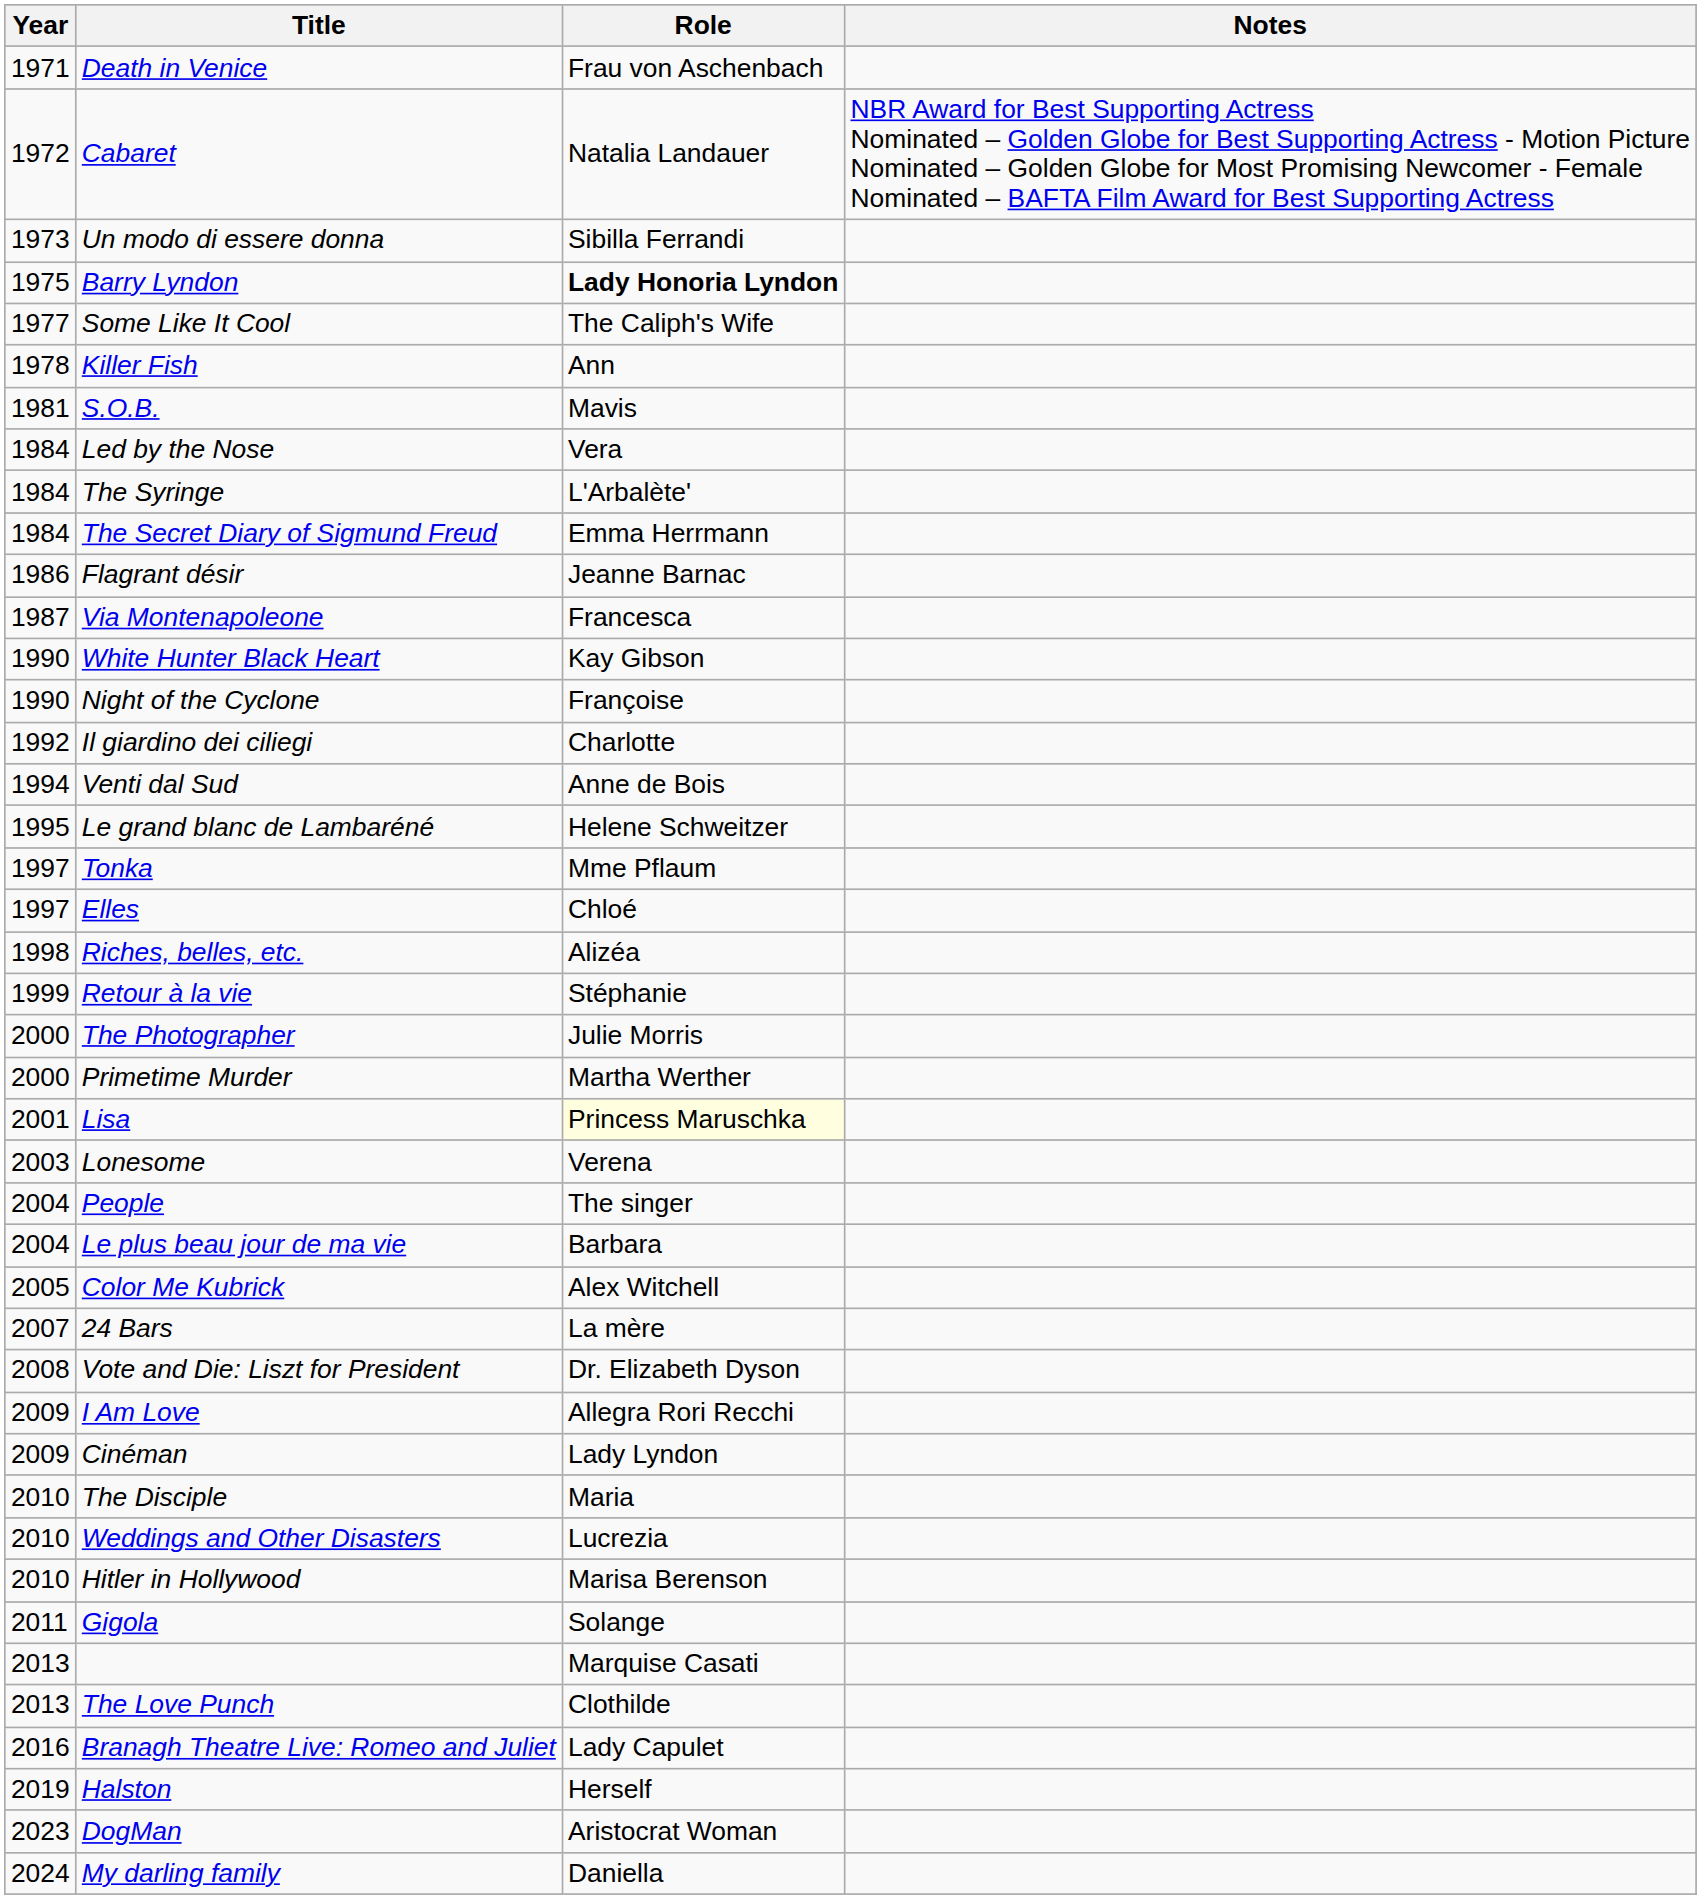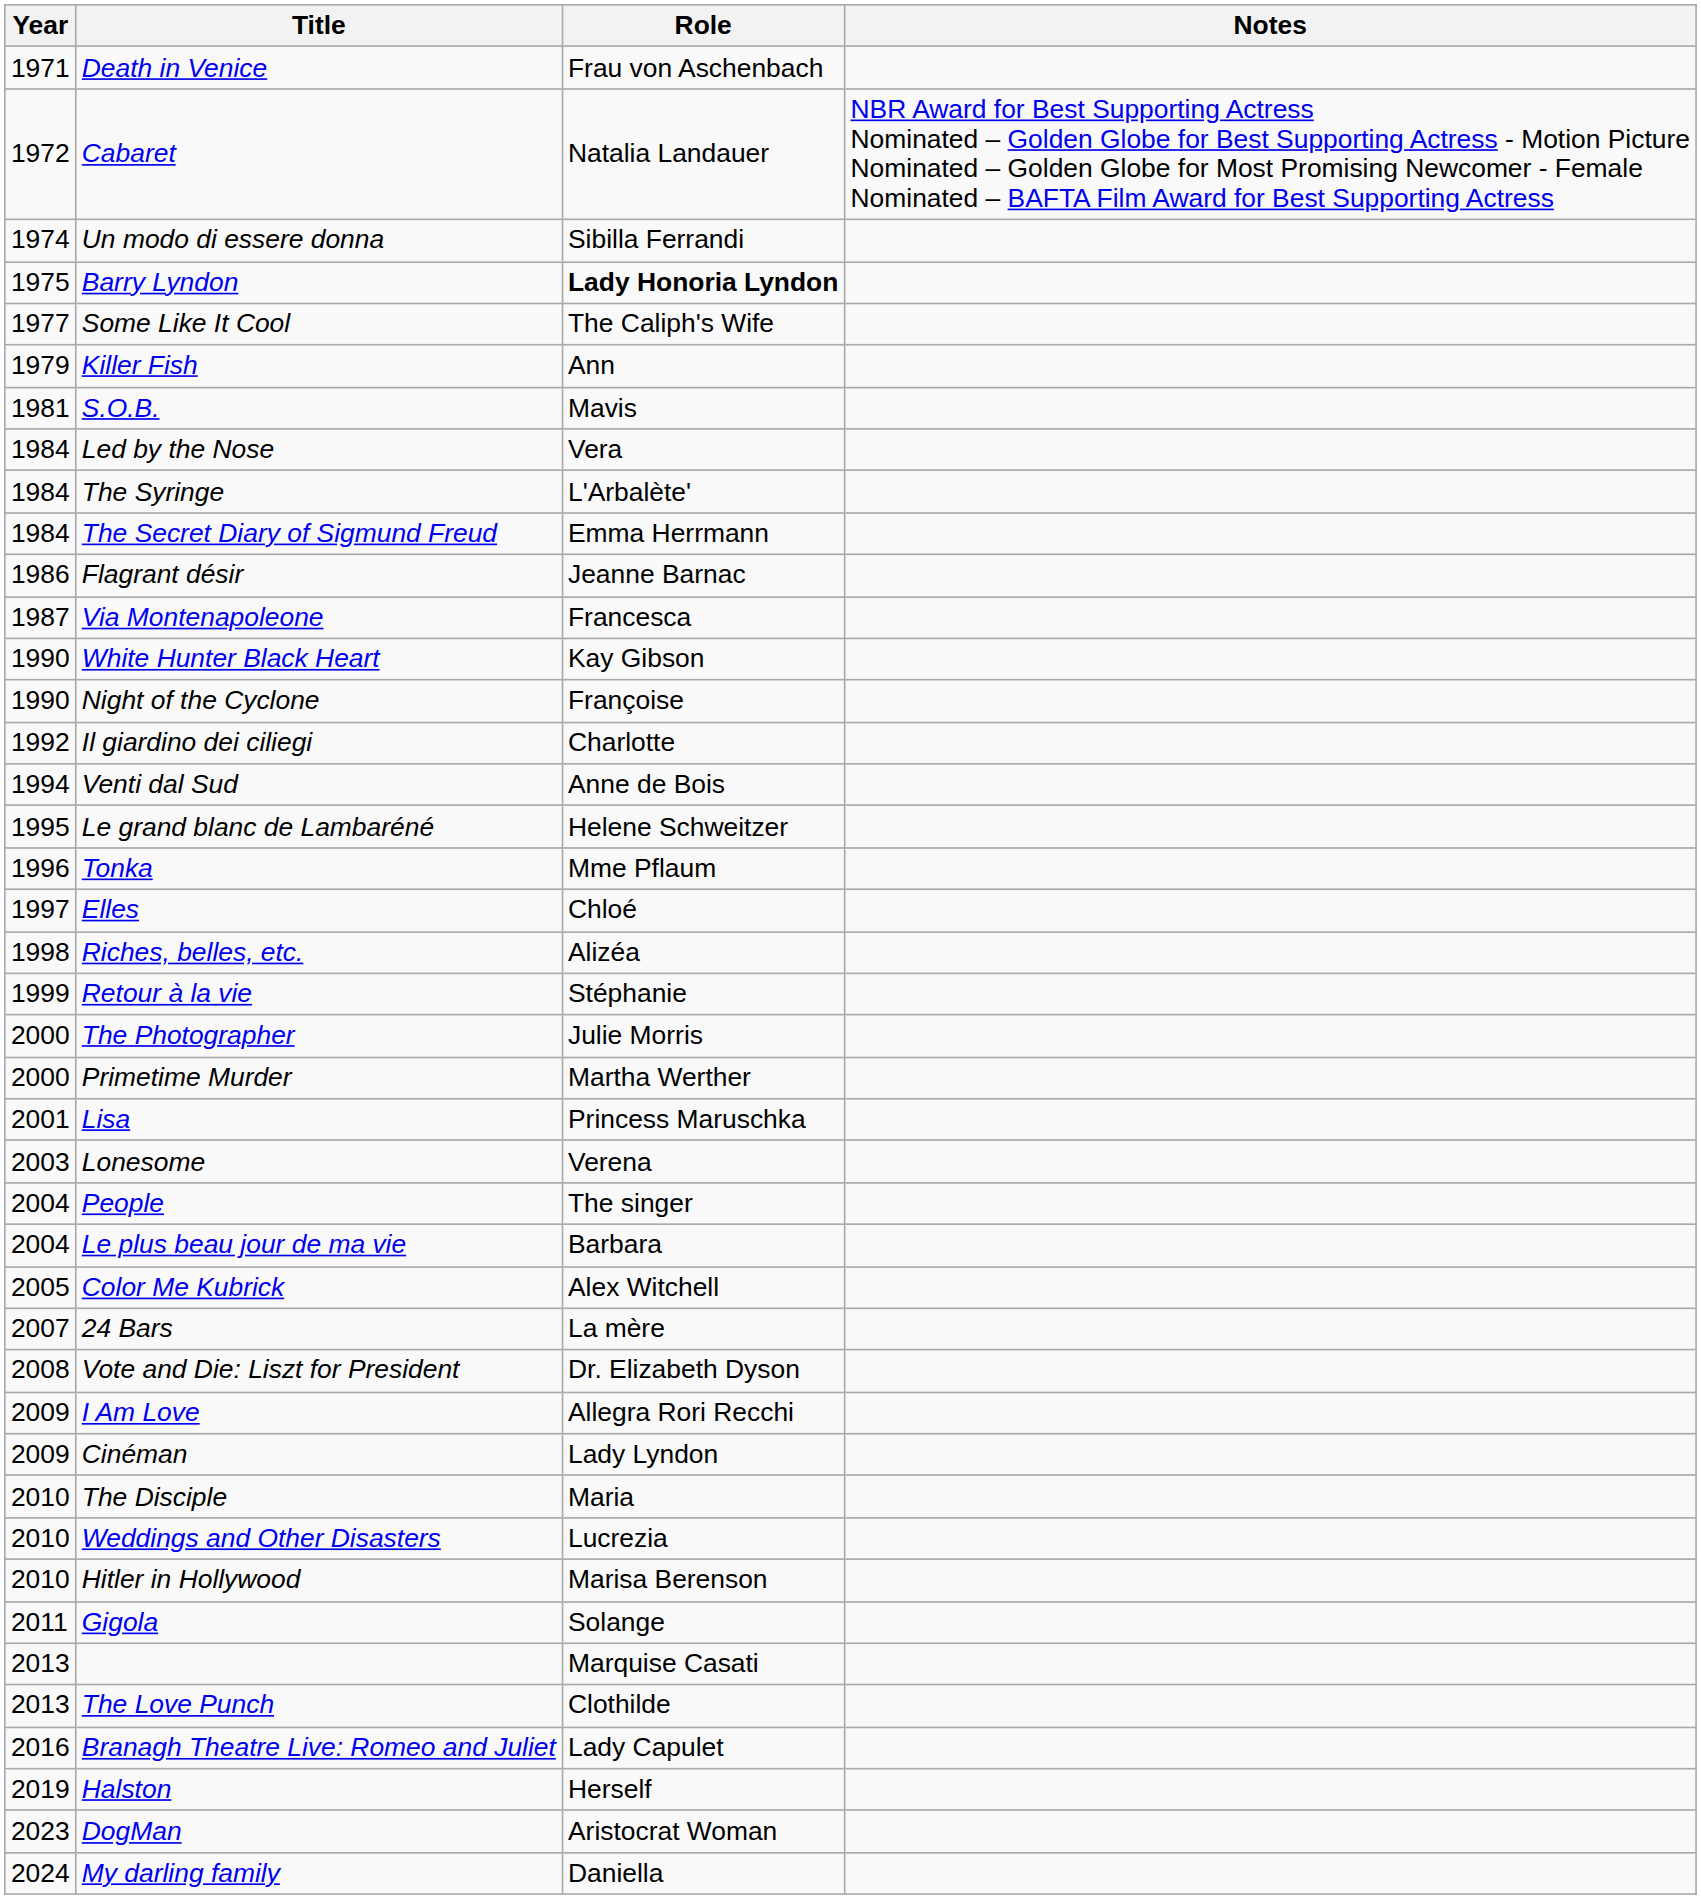(40, 240) 1973 -> (40, 240) 1974
(40, 365) 1978 -> (40, 365) 1979
(40, 868) 1997 -> (40, 868) 1996
(687, 1119) lightyellow background -> (687, 1119) no background
